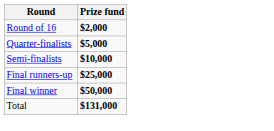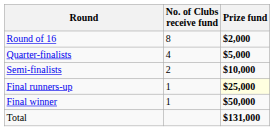+ column: (192, 17)
(96, 75) no background -> (239, 86) lightyellow background
